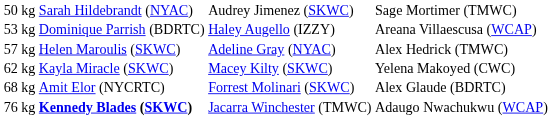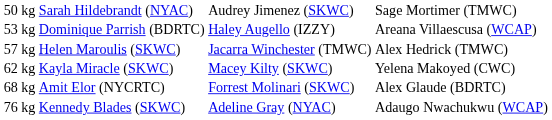(272, 49) Adeline Gray (NYAC) -> (290, 49) Jacarra Winchester (TMWC)
(116, 107) bold -> (112, 107) normal
(290, 107) Jacarra Winchester (TMWC) -> (272, 107) Adeline Gray (NYAC)
